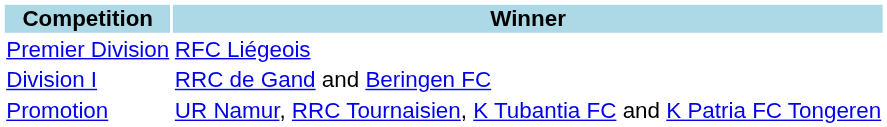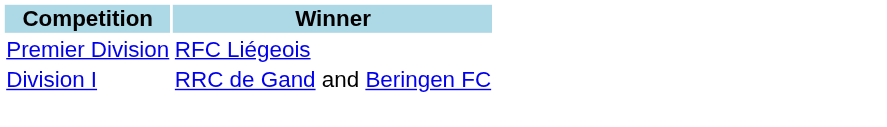- row: (57, 110)
